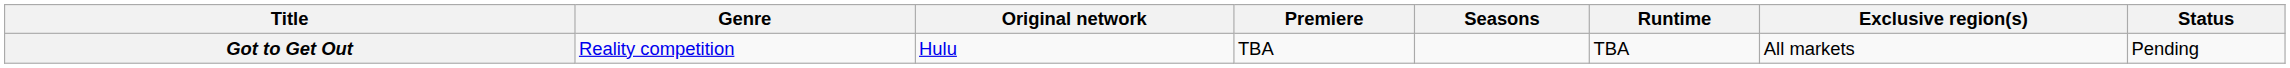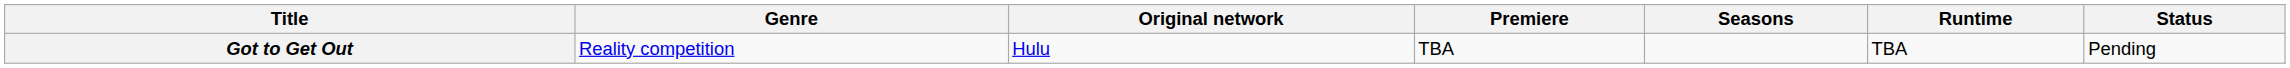- column: (1943, 19)
